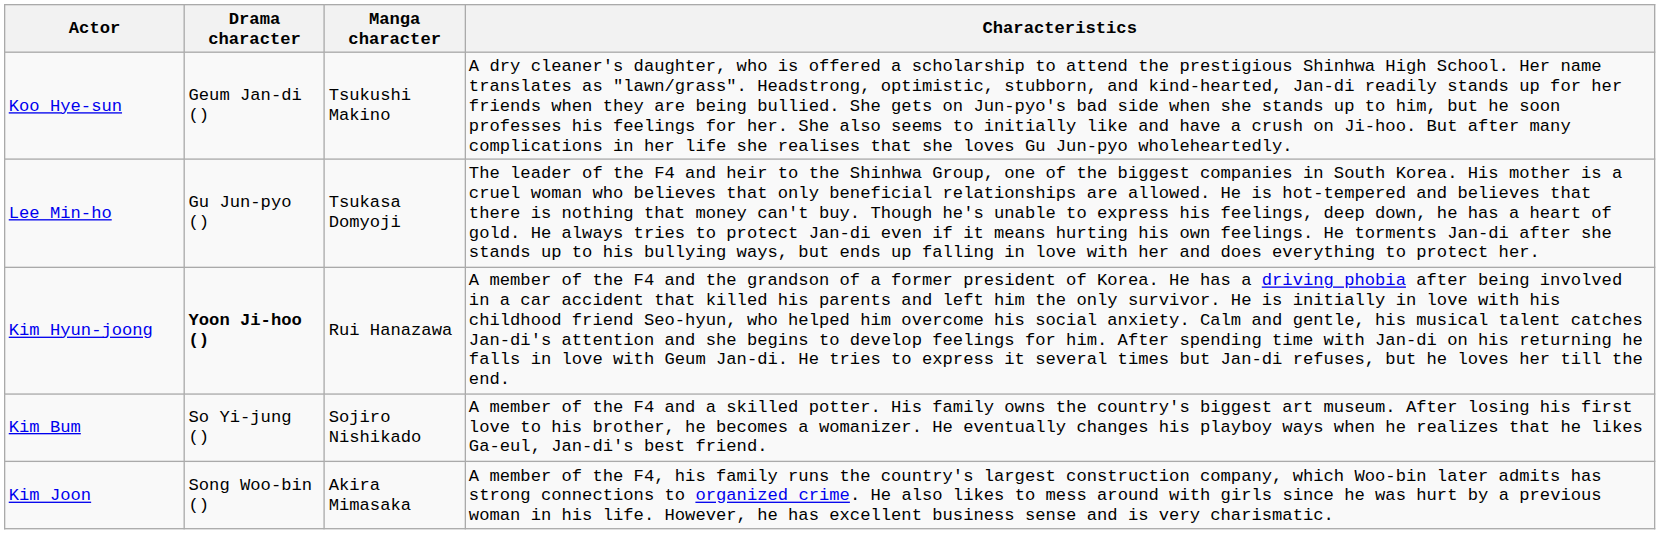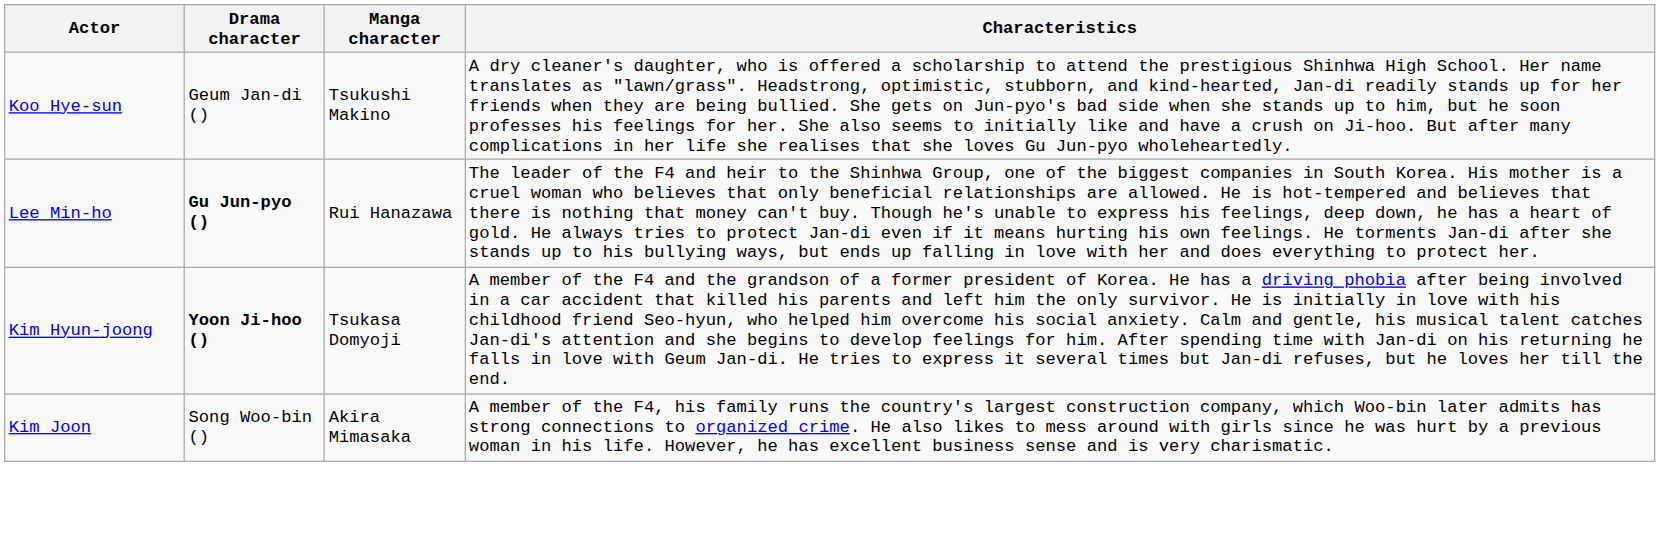(240, 213) normal -> (240, 213) bold
(365, 213) Tsukasa Domyoji -> (390, 213) Rui Hanazawa
(390, 330) Rui Hanazawa -> (365, 330) Tsukasa Domyoji
- row: (45, 428)
